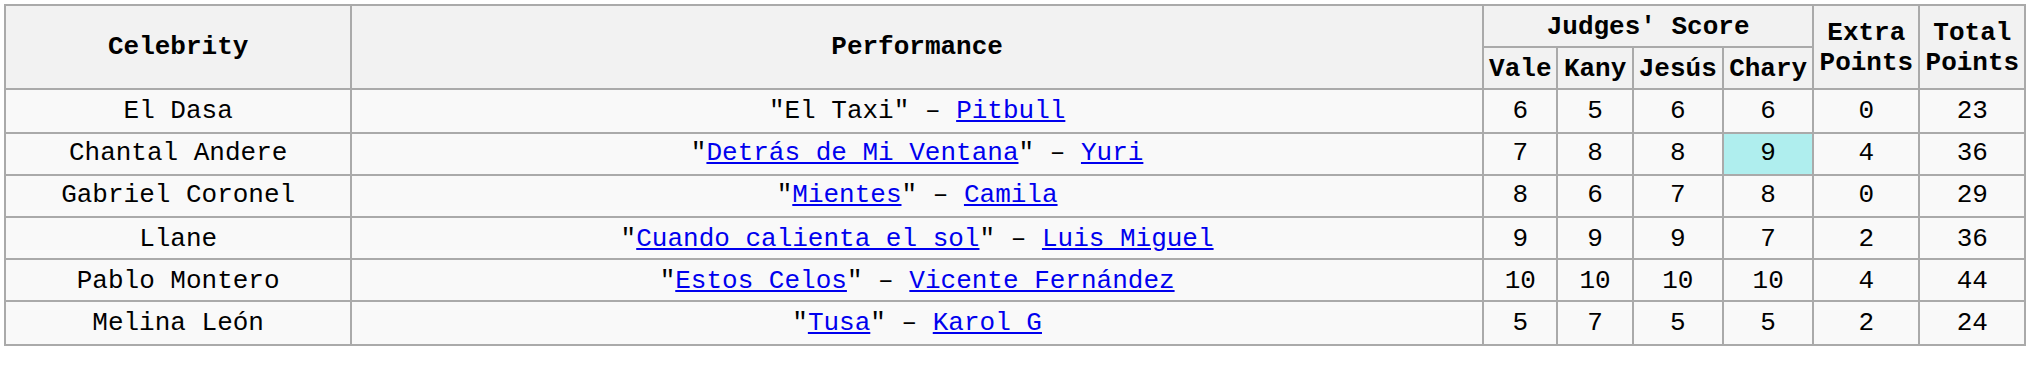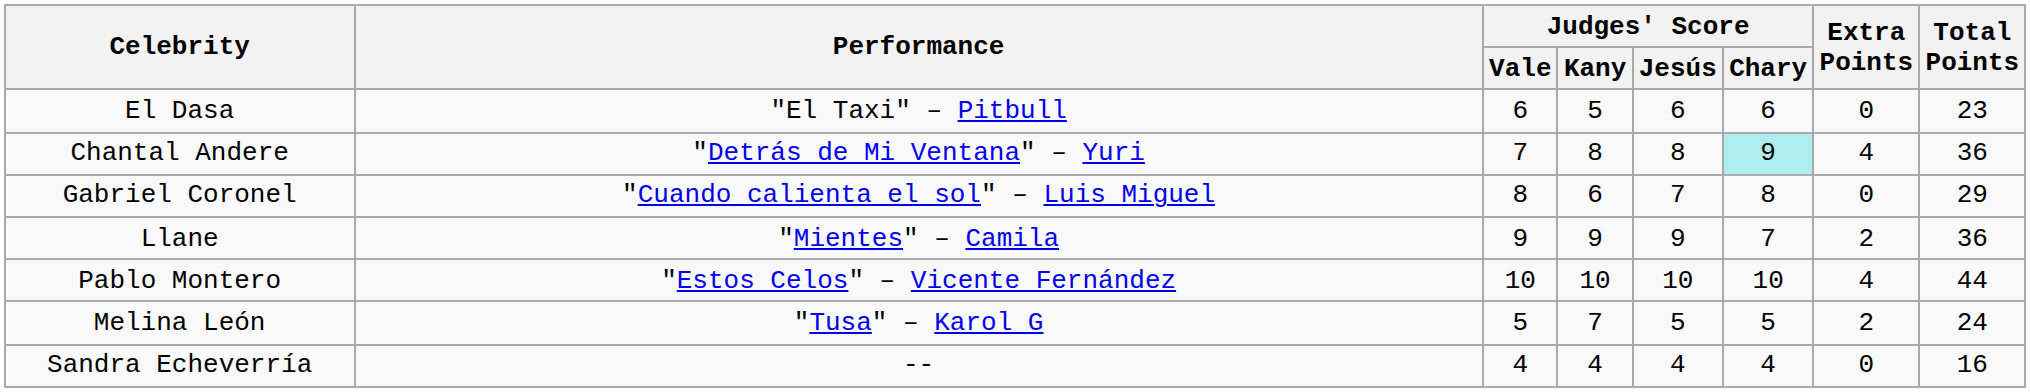(917, 196) "Mientes" – Camila -> (919, 196) "Cuando calienta el sol" – Luis Miguel
(917, 238) "Cuando calienta el sol" – Luis Miguel -> (919, 238) "Mientes" – Camila
+ row: (180, 365)
